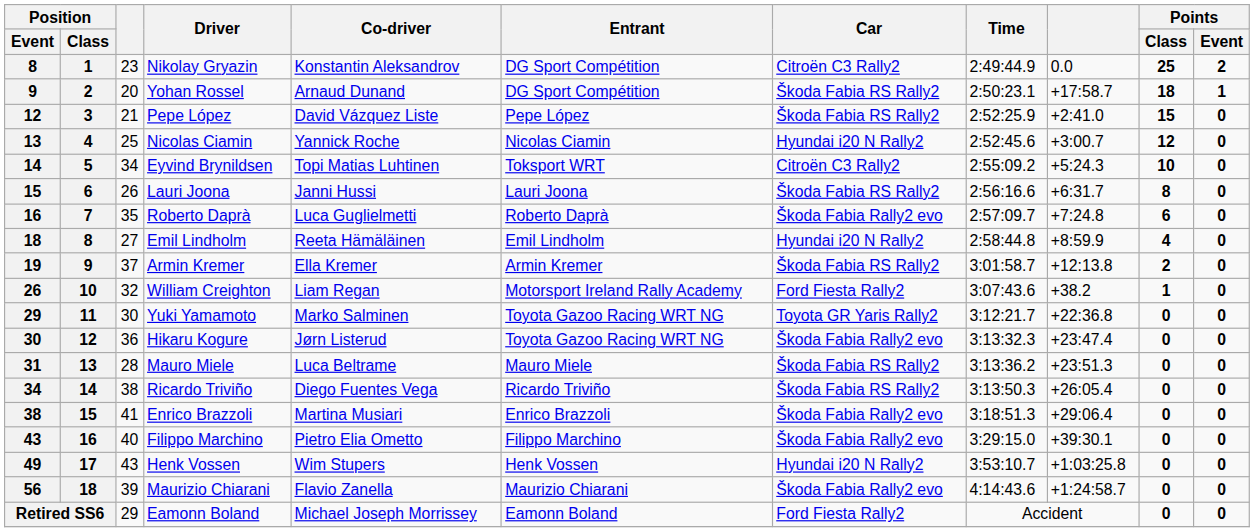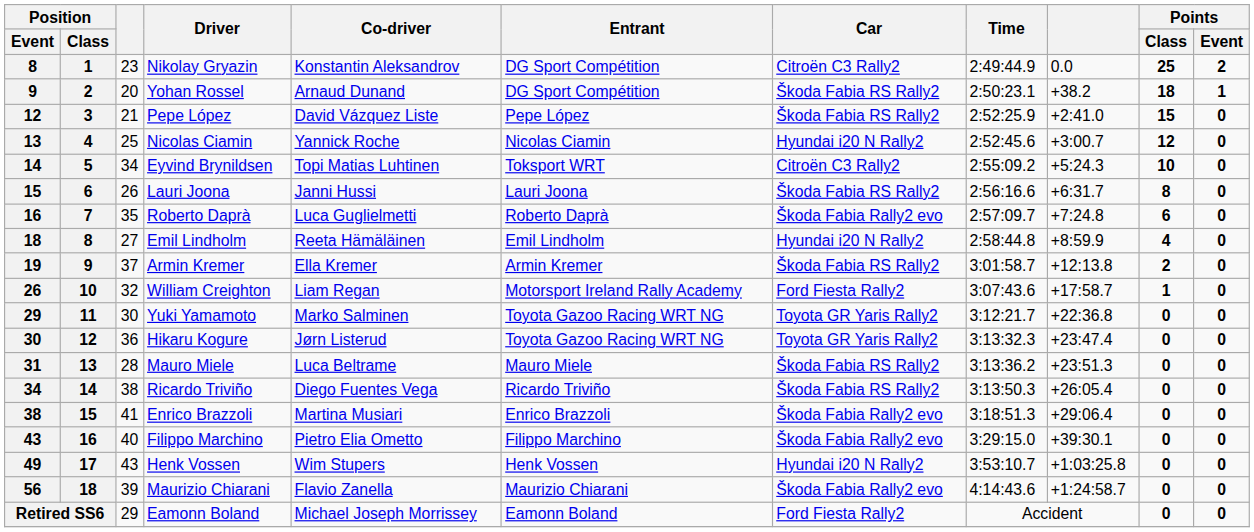(1082, 91) +17:58.7 -> (1071, 91) +38.2
(1071, 290) +38.2 -> (1082, 290) +17:58.7
(860, 340) Škoda Fabia Rally2 evo -> (857, 340) Toyota GR Yaris Rally2
